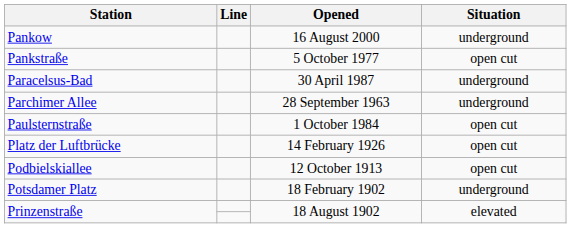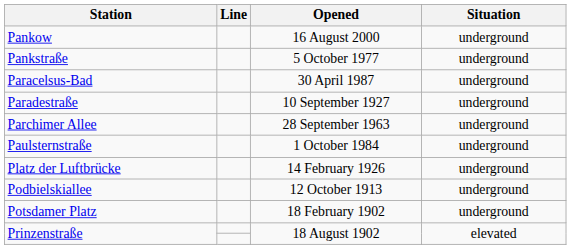(494, 59) open cut -> (494, 59) underground
+ row: (43, 102)
(494, 124) open cut -> (494, 146) underground
(494, 146) open cut -> (494, 168) underground
(494, 168) open cut -> (494, 189) underground
